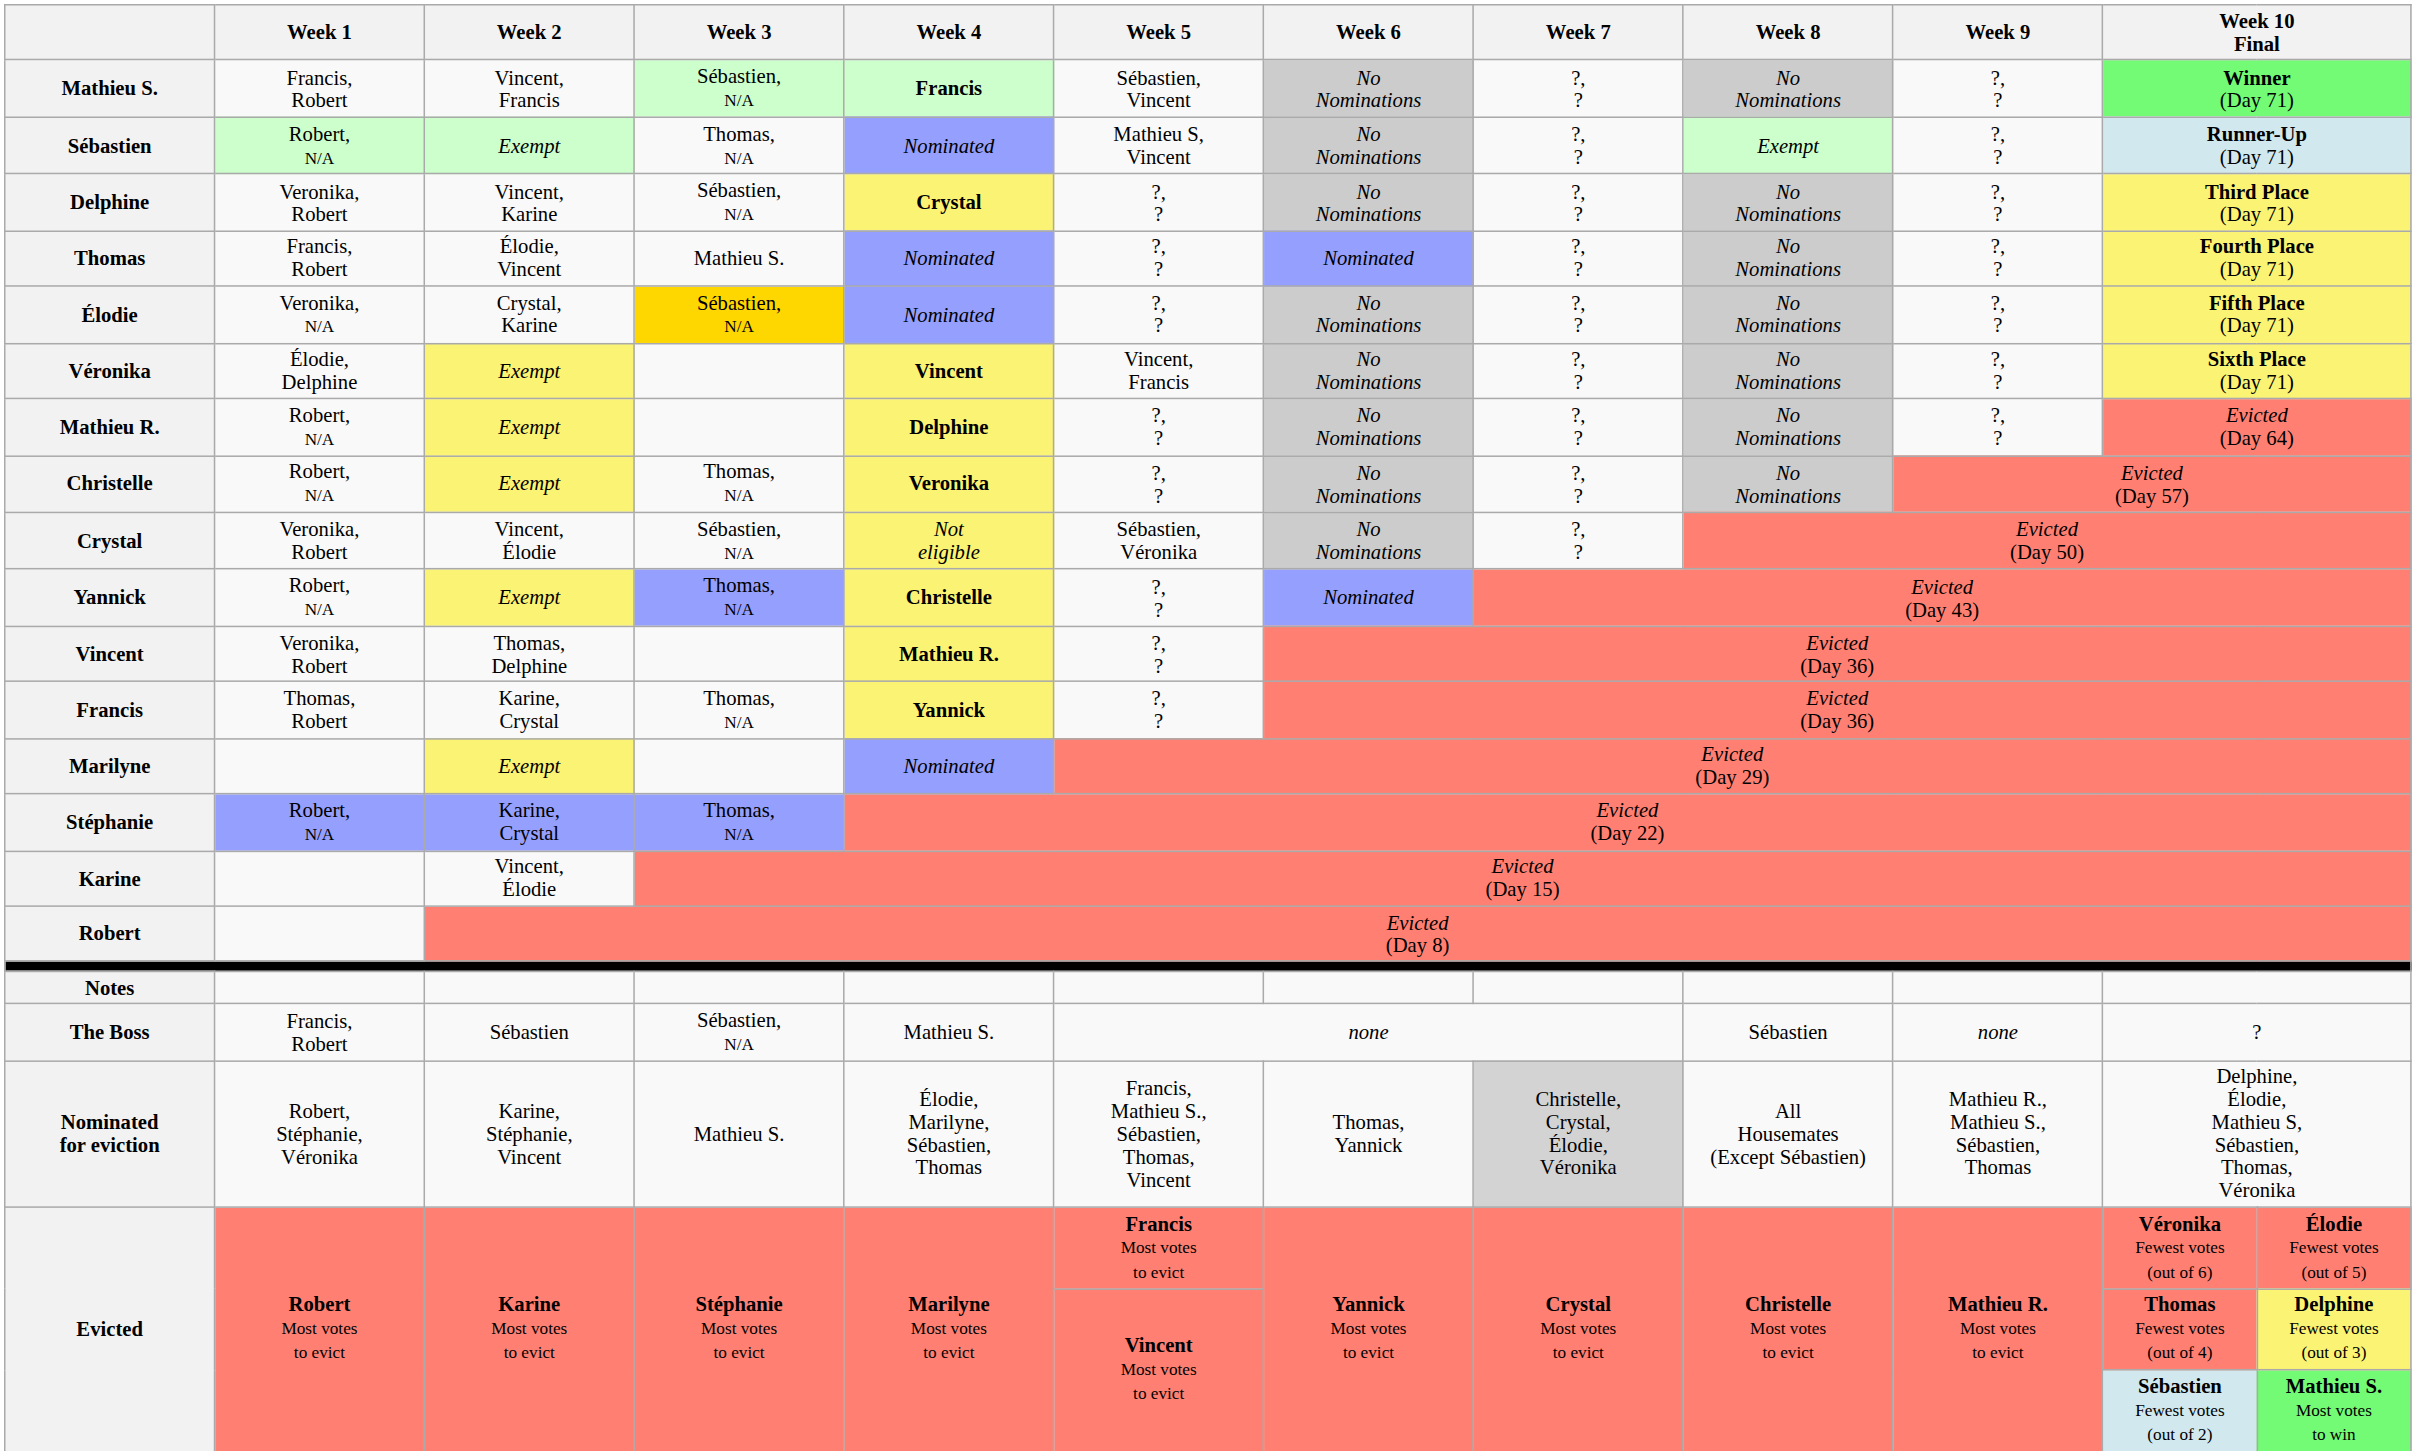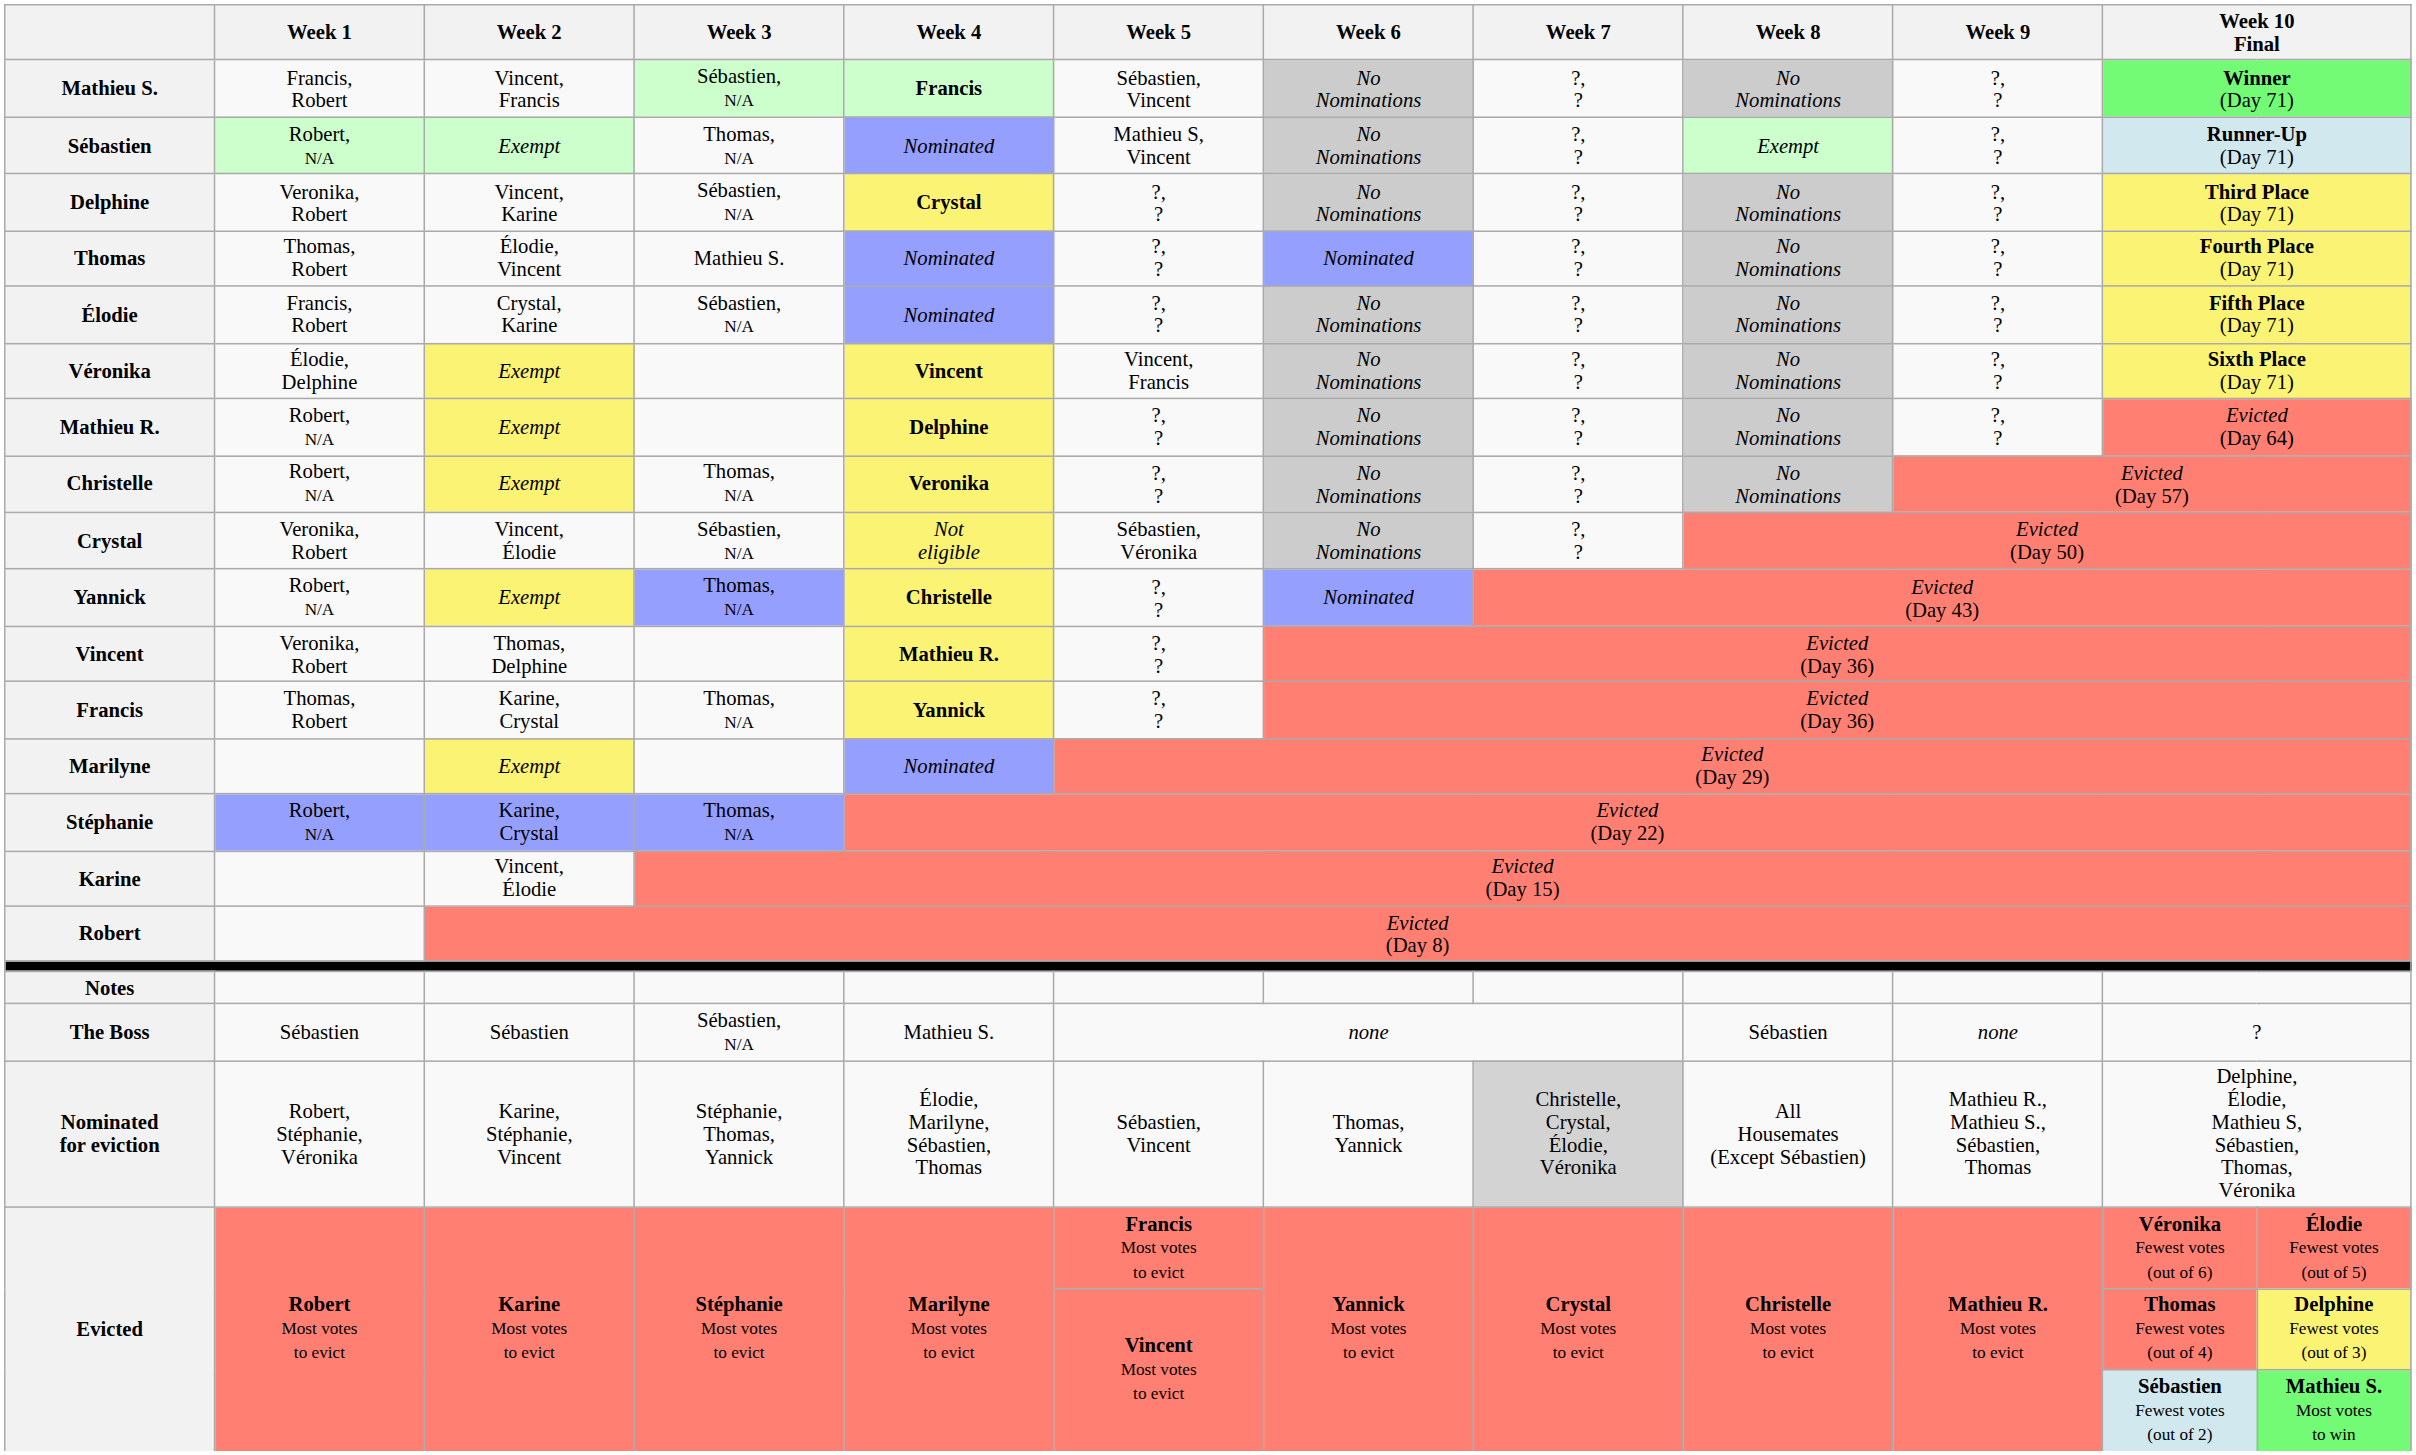(319, 258) Francis, Robert -> (319, 258) Thomas, Robert
(319, 313) Veronika, N/A -> (319, 314) Francis, Robert
(739, 313) gold background -> (739, 313) no background
(319, 1032) Francis, Robert -> (319, 1032) Sébastien
(739, 1134) Mathieu S. -> (739, 1134) Stéphanie, Thomas, Yannick
(1159, 1134) Francis, Mathieu S., Sébastien, Thomas, Vincent -> (1159, 1134) Sébastien, Vincent
